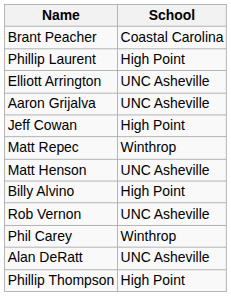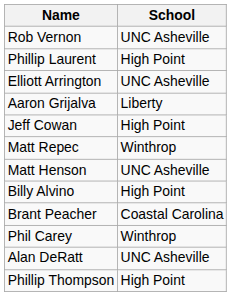rows swapped: (44, 214) <-> (52, 37)
(165, 103) UNC Asheville -> (141, 103) Liberty
